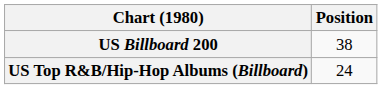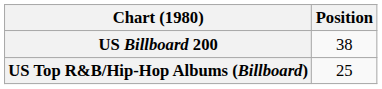(344, 70) 24 -> (344, 70) 25
